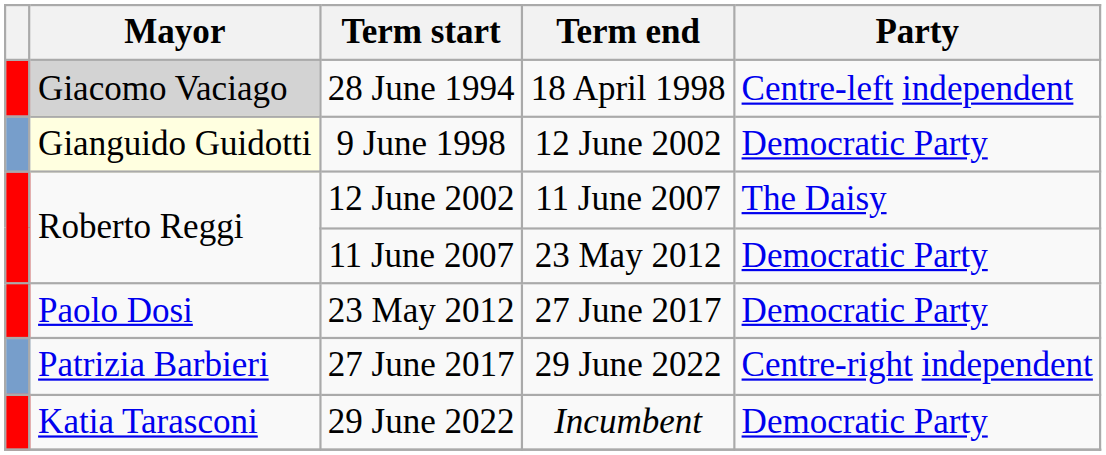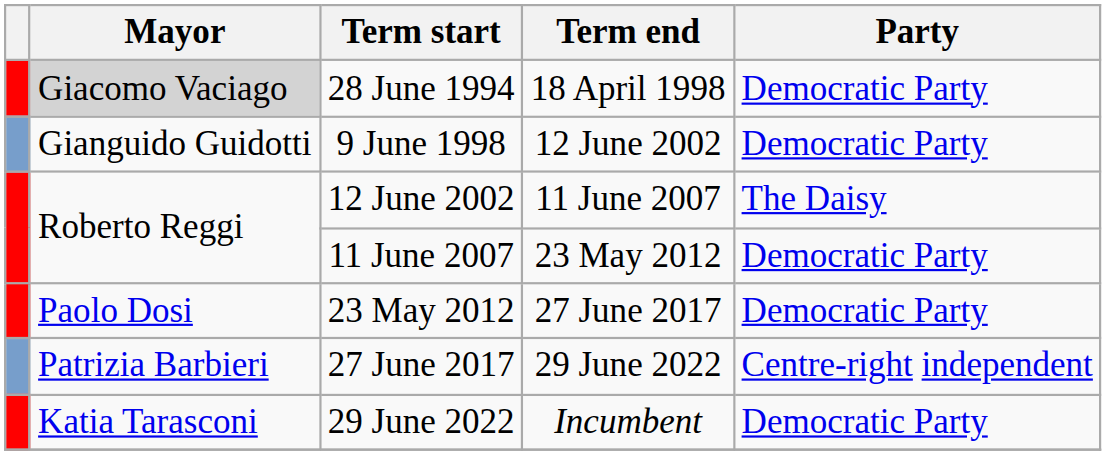(907, 87) Centre-left independent -> (865, 87) Democratic Party
(175, 143) lightyellow background -> (175, 143) no background
